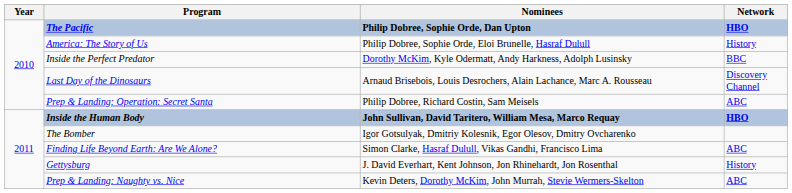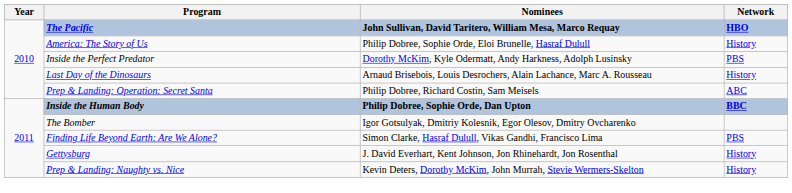(447, 28) Philip Dobree, Sophie Orde, Dan Upton -> (491, 28) John Sullivan, David Taritero, William Mesa, Marco Requay
(736, 59) BBC -> (735, 59) PBS
(747, 80) Discovery Channel -> (741, 75) History
(491, 117) John Sullivan, David Taritero, William Mesa, Marco Requay -> (447, 106) Philip Dobree, Sophie Orde, Dan Upton
(737, 117) HBO -> (737, 106) BBC
(737, 149) ABC -> (735, 138) PBS
(737, 180) ABC -> (741, 169) History
